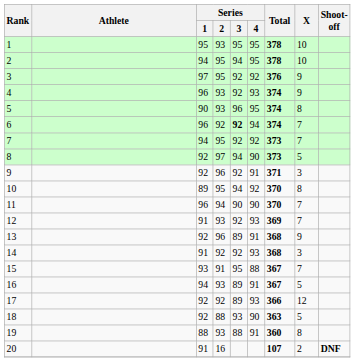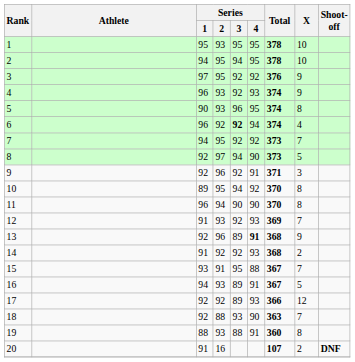(299, 124) 7 -> (299, 124) 4
(299, 205) 7 -> (299, 205) 8
(255, 237) normal -> (255, 237) bold
(299, 253) 3 -> (299, 253) 2
(299, 317) 5 -> (299, 317) 7
